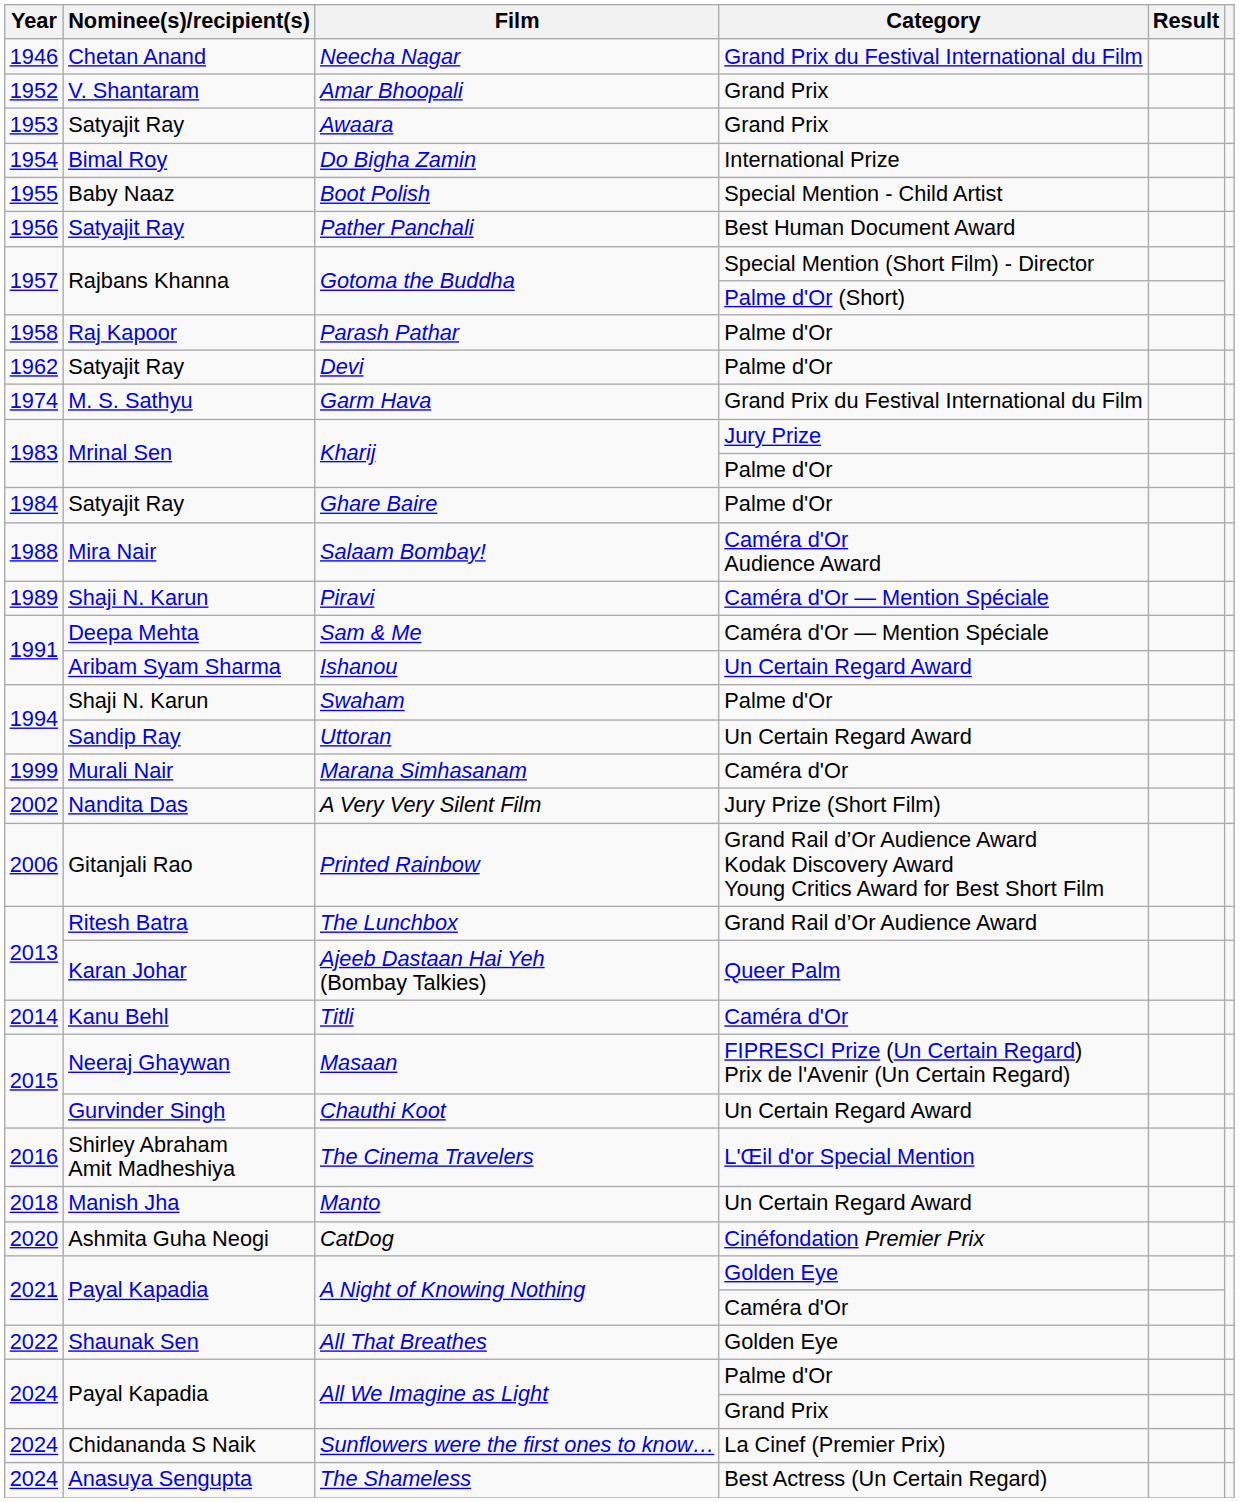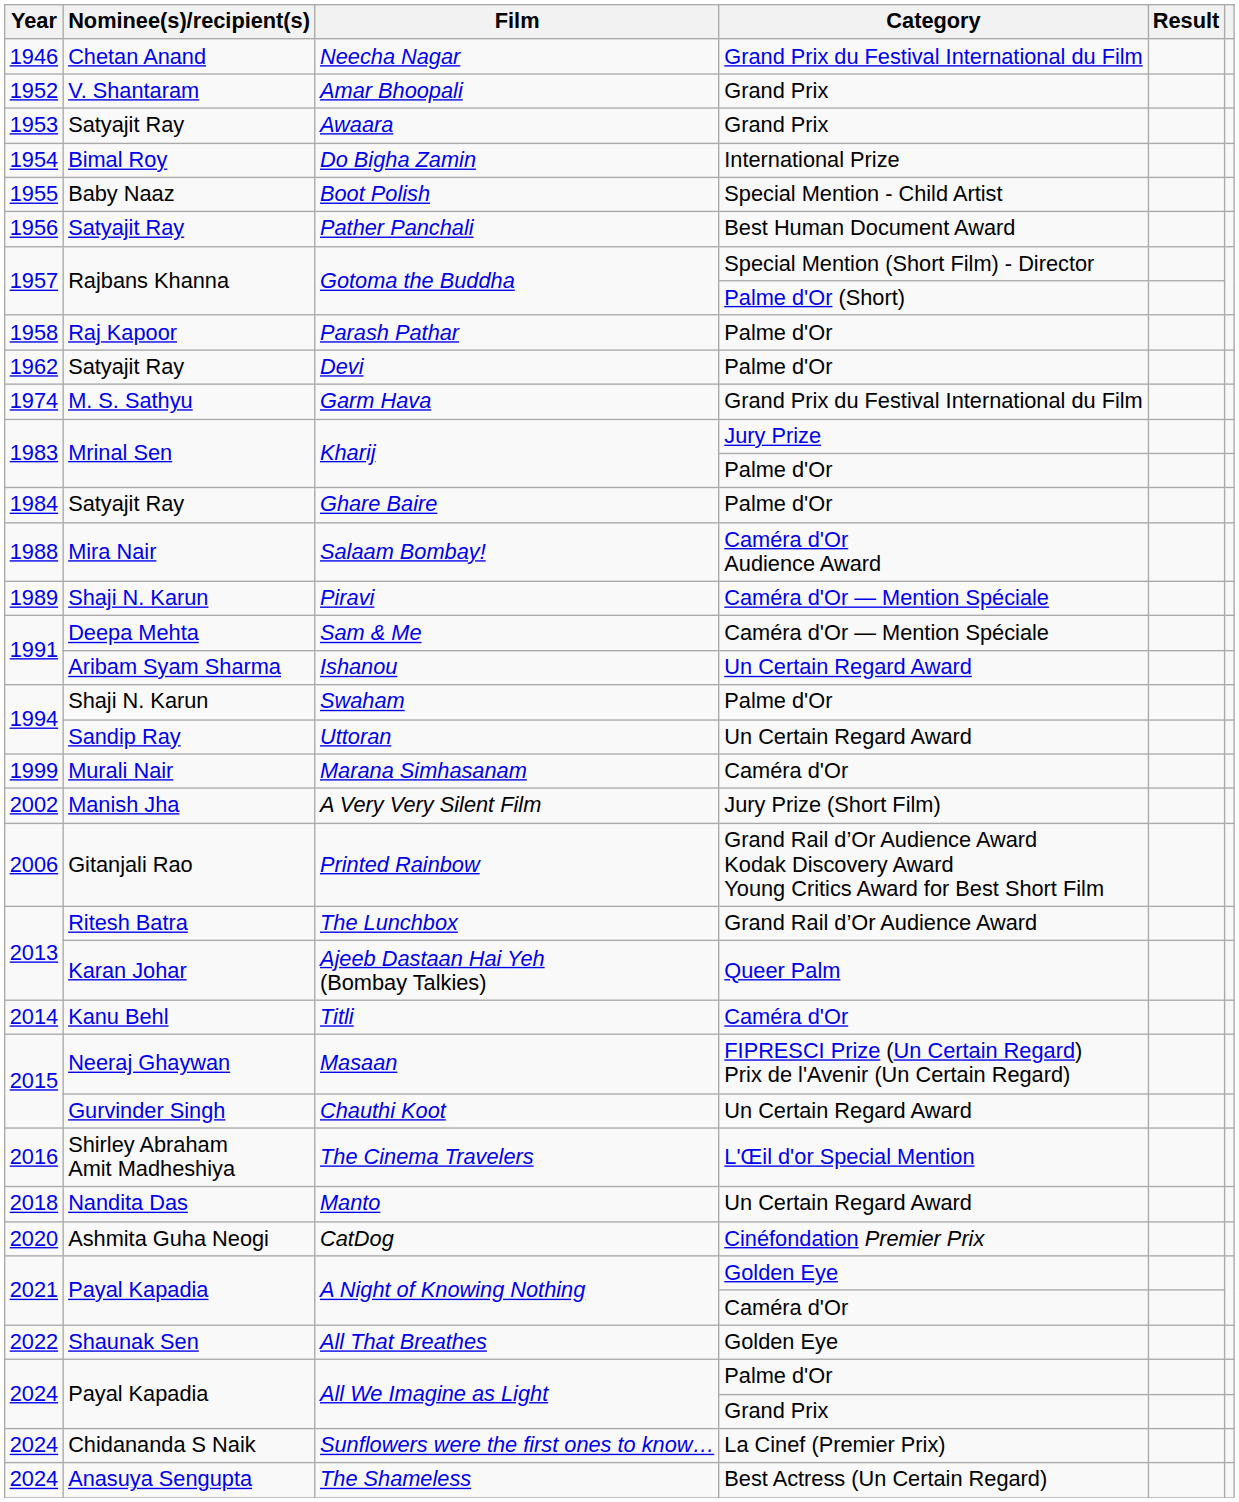(128, 805) Nandita Das -> (124, 805) Manish Jha
(124, 1203) Manish Jha -> (128, 1203) Nandita Das
